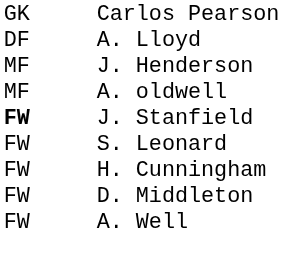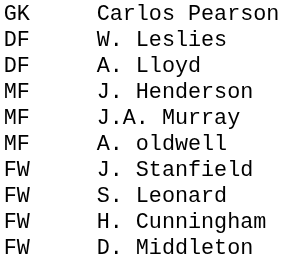+ row: (162, 40)
+ row: (168, 118)
(17, 118) bold -> (17, 170) normal
- row: (142, 222)
